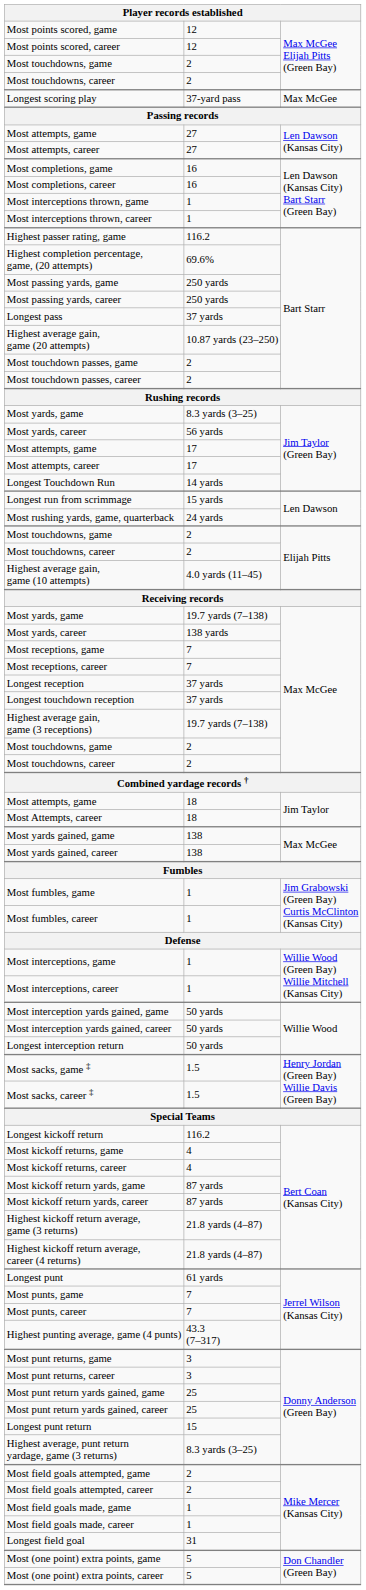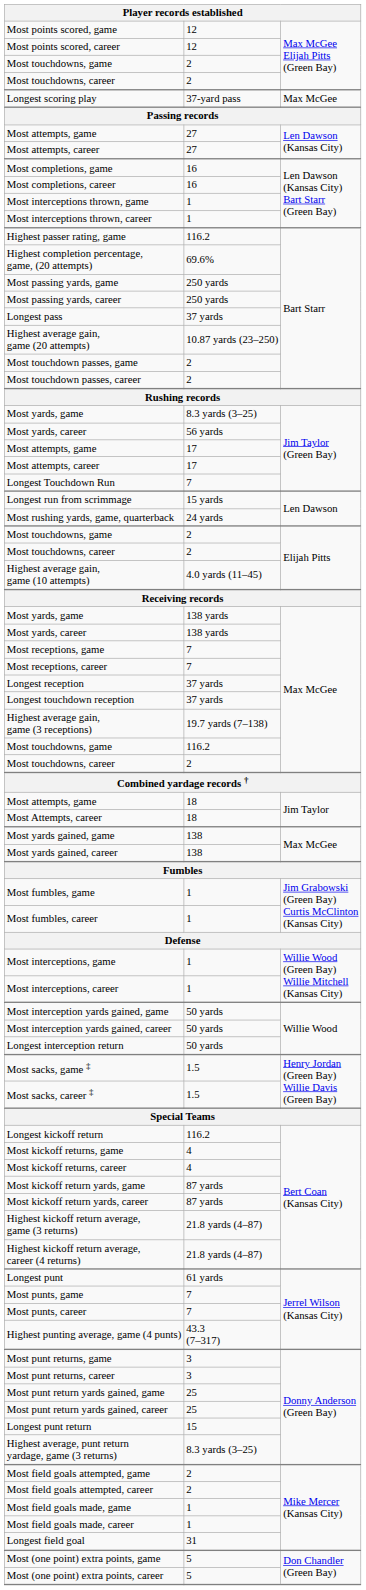(205, 482) 14 yards -> (189, 482) 7
(227, 615) 19.7 yards (7–138) -> (207, 615) 138 yards
(189, 746) 2 -> (198, 746) 116.2
